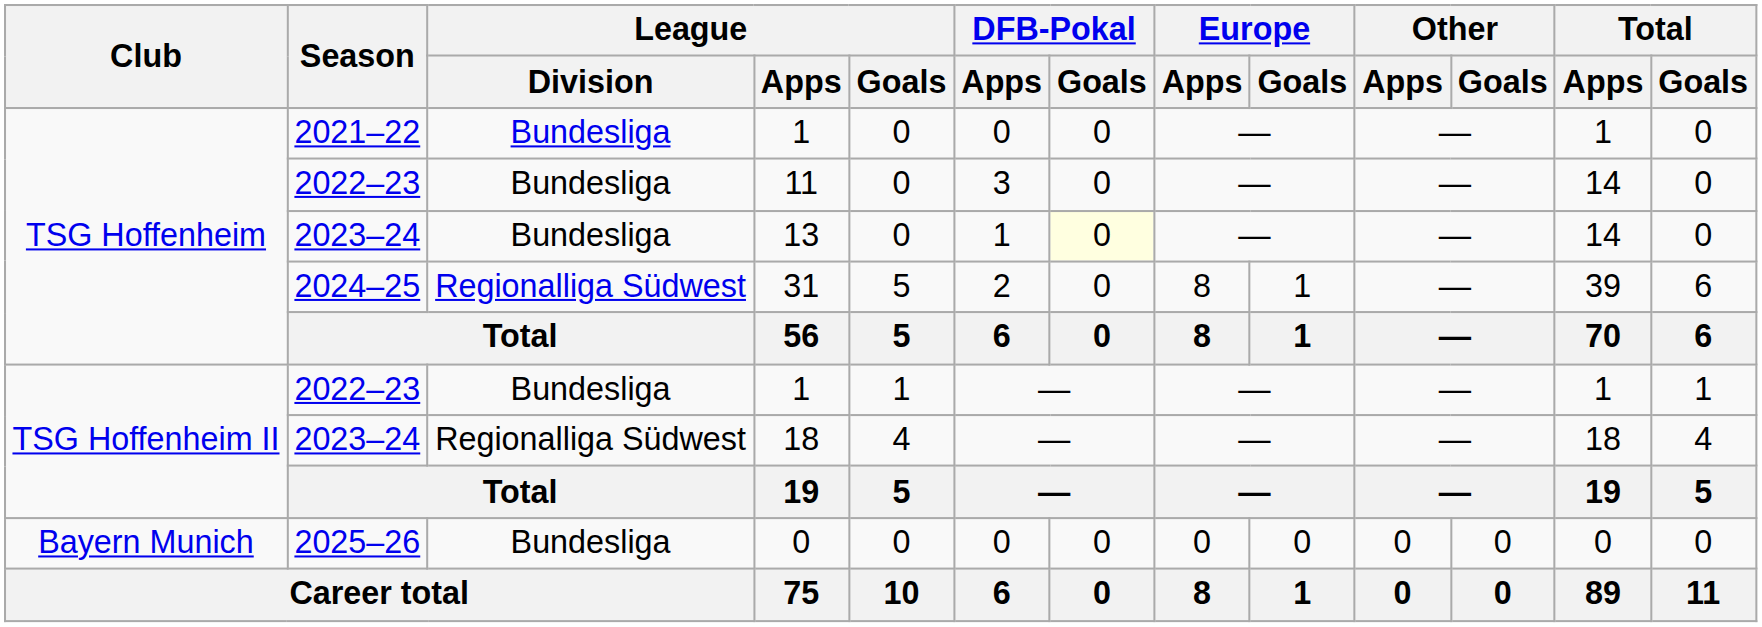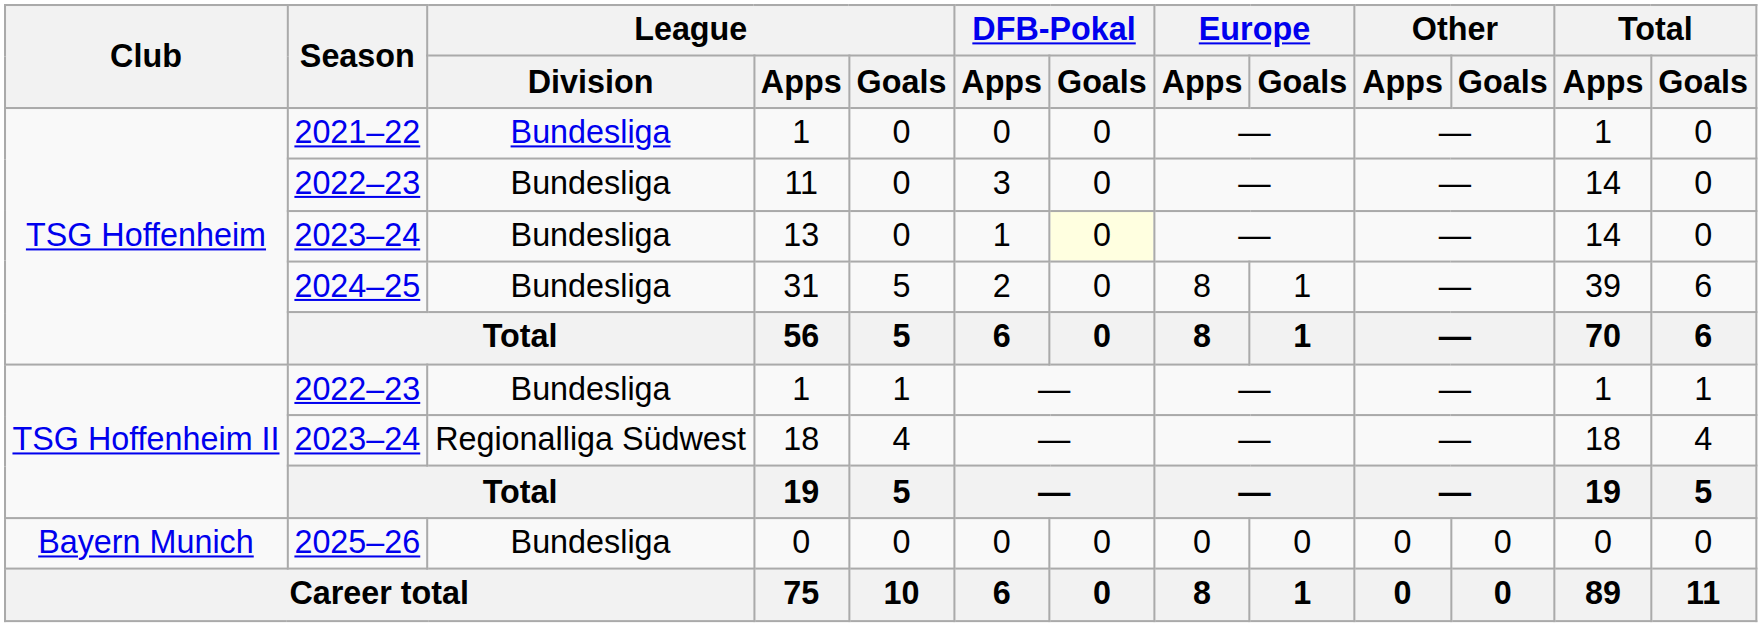(591, 286) Regionalliga Südwest -> (591, 286) Bundesliga
